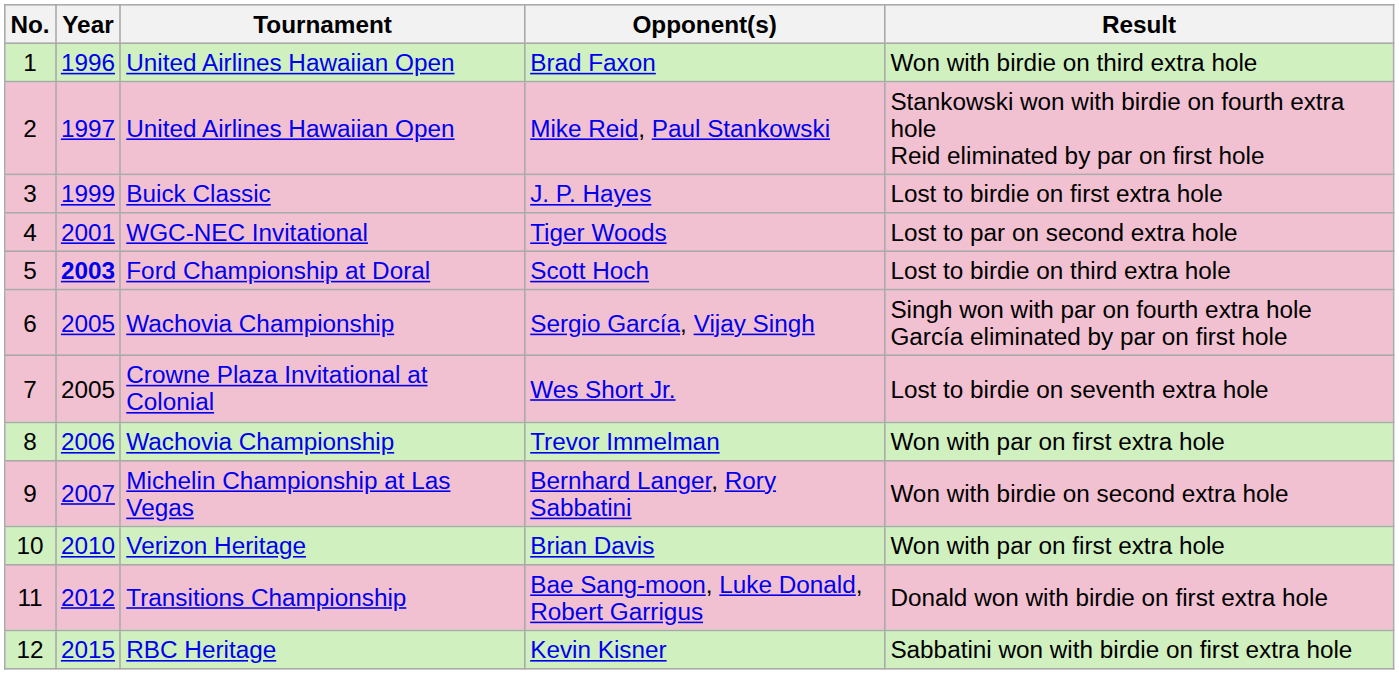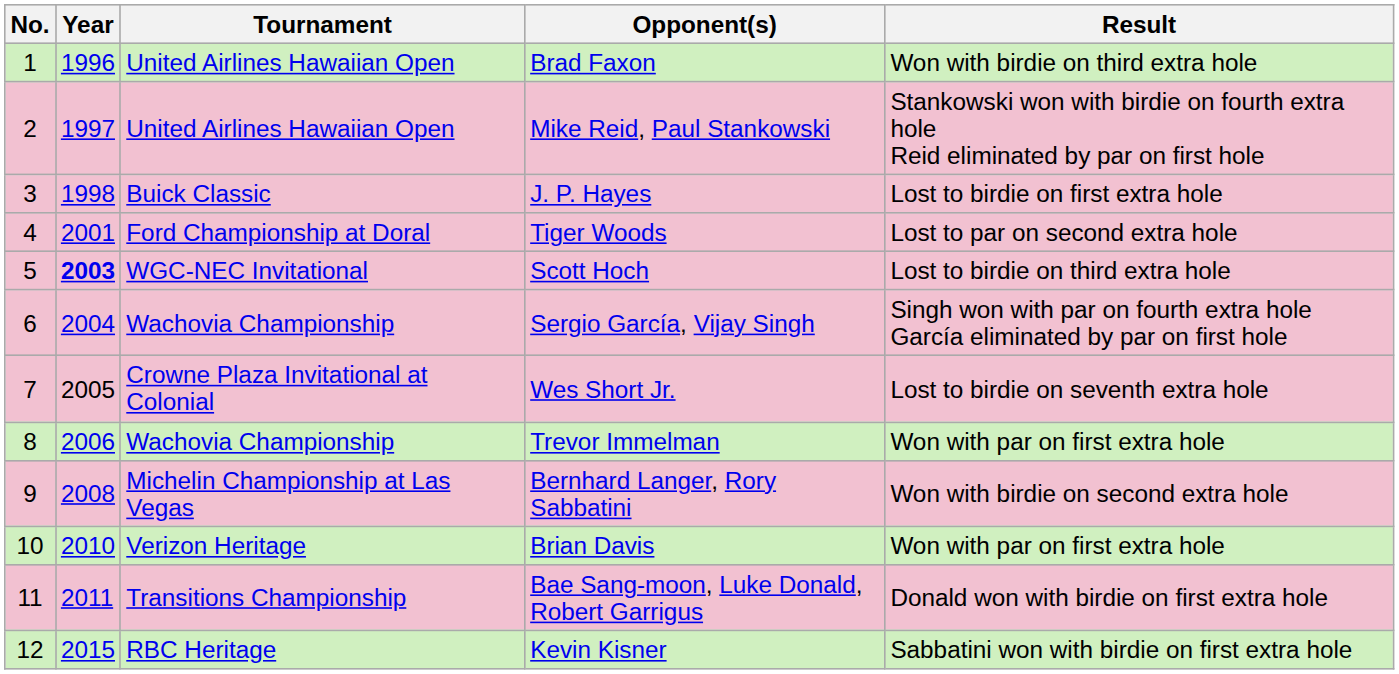(88, 194) 1999 -> (88, 194) 1998
(247, 233) WGC-NEC Invitational -> (278, 233) Ford Championship at Doral
(278, 271) Ford Championship at Doral -> (247, 271) WGC-NEC Invitational
(88, 323) 2005 -> (88, 323) 2004
(88, 493) 2007 -> (88, 493) 2008
(88, 597) 2012 -> (87, 597) 2011
